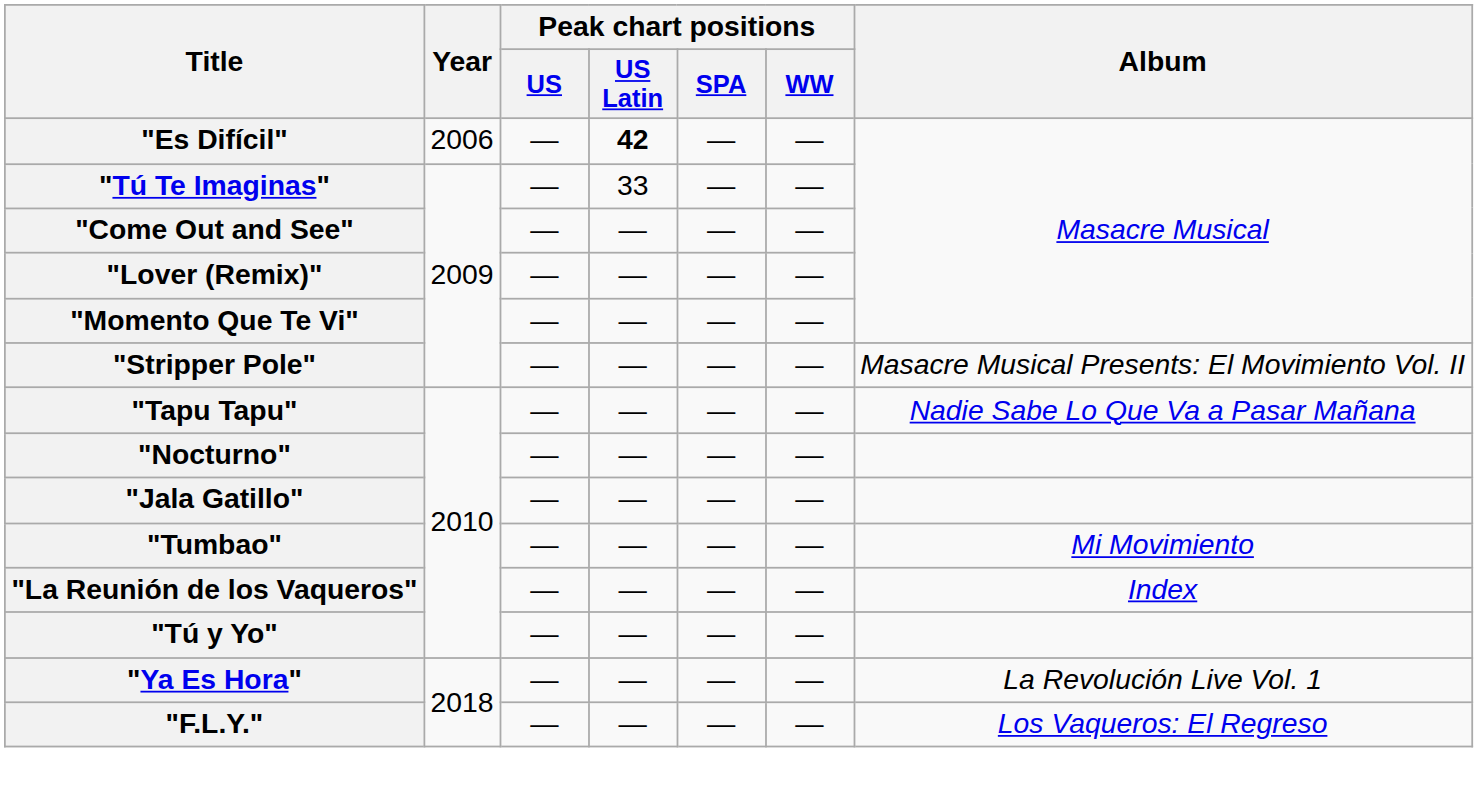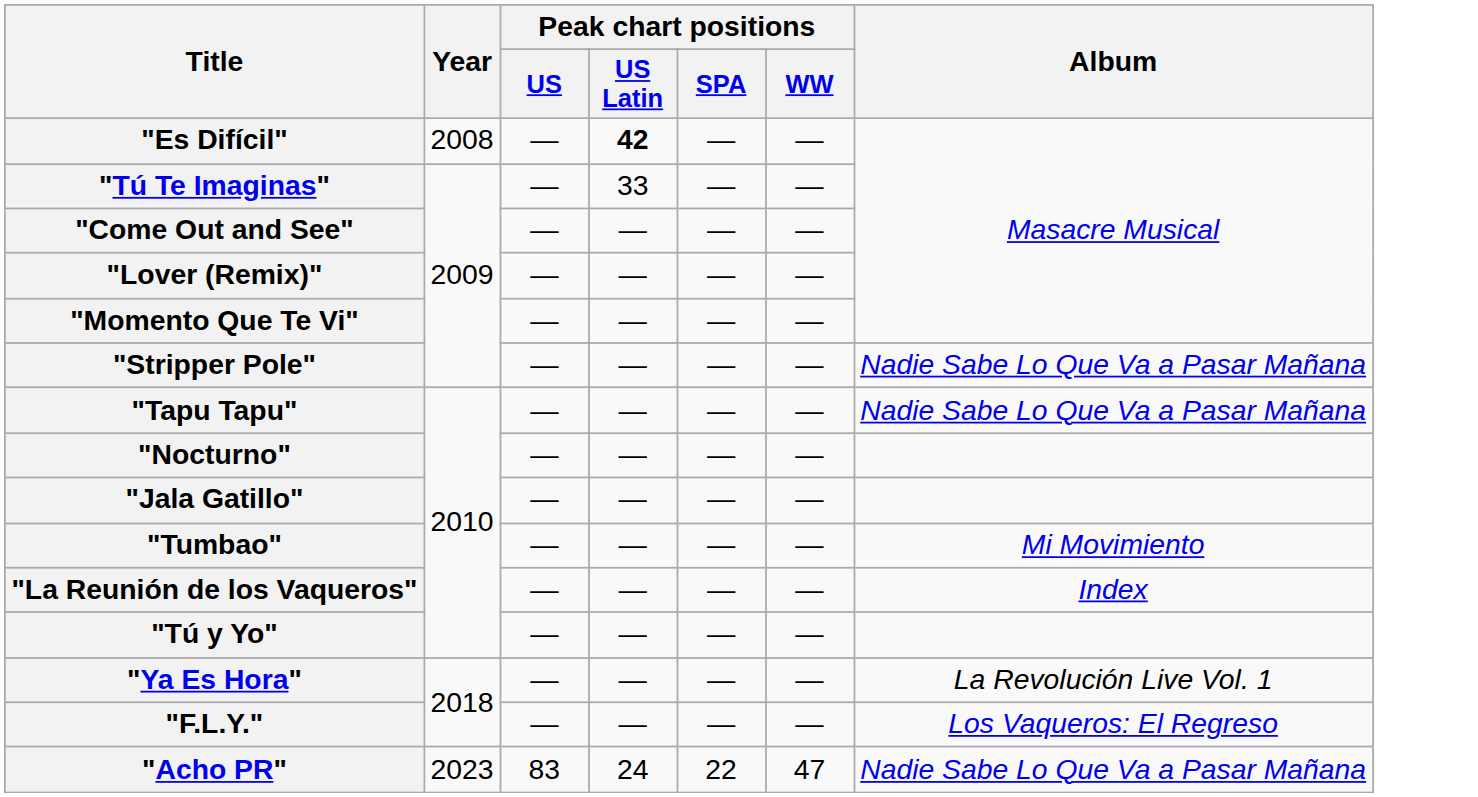(462, 140) 2006 -> (462, 140) 2008
(1163, 365) Masacre Musical Presents: El Movimiento Vol. II -> (1113, 365) Nadie Sabe Lo Que Va a Pasar Mañana
+ row: (214, 769)
